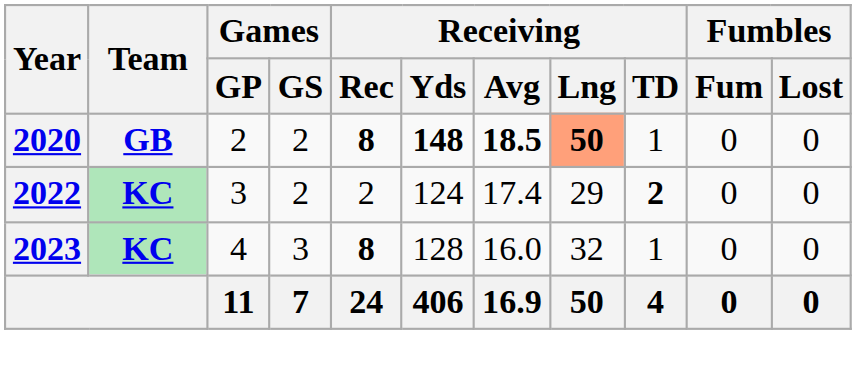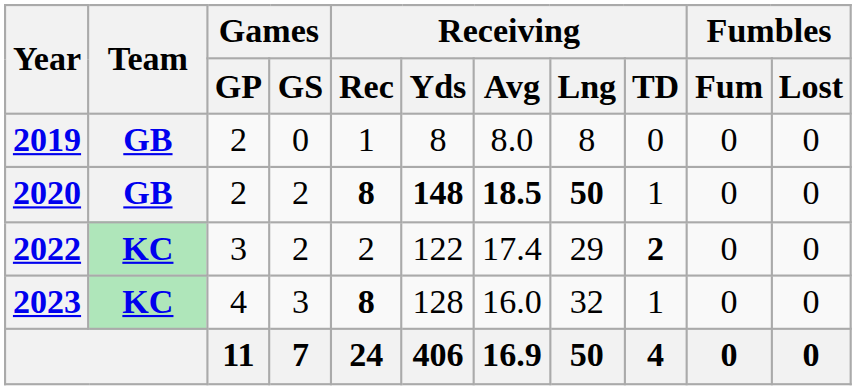+ row: (47, 139)
(587, 139) lightsalmon background -> (587, 193) no background
(438, 193) 124 -> (438, 247) 122
